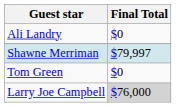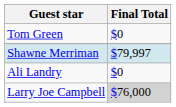rows swapped: (35, 72) <-> (34, 33)
